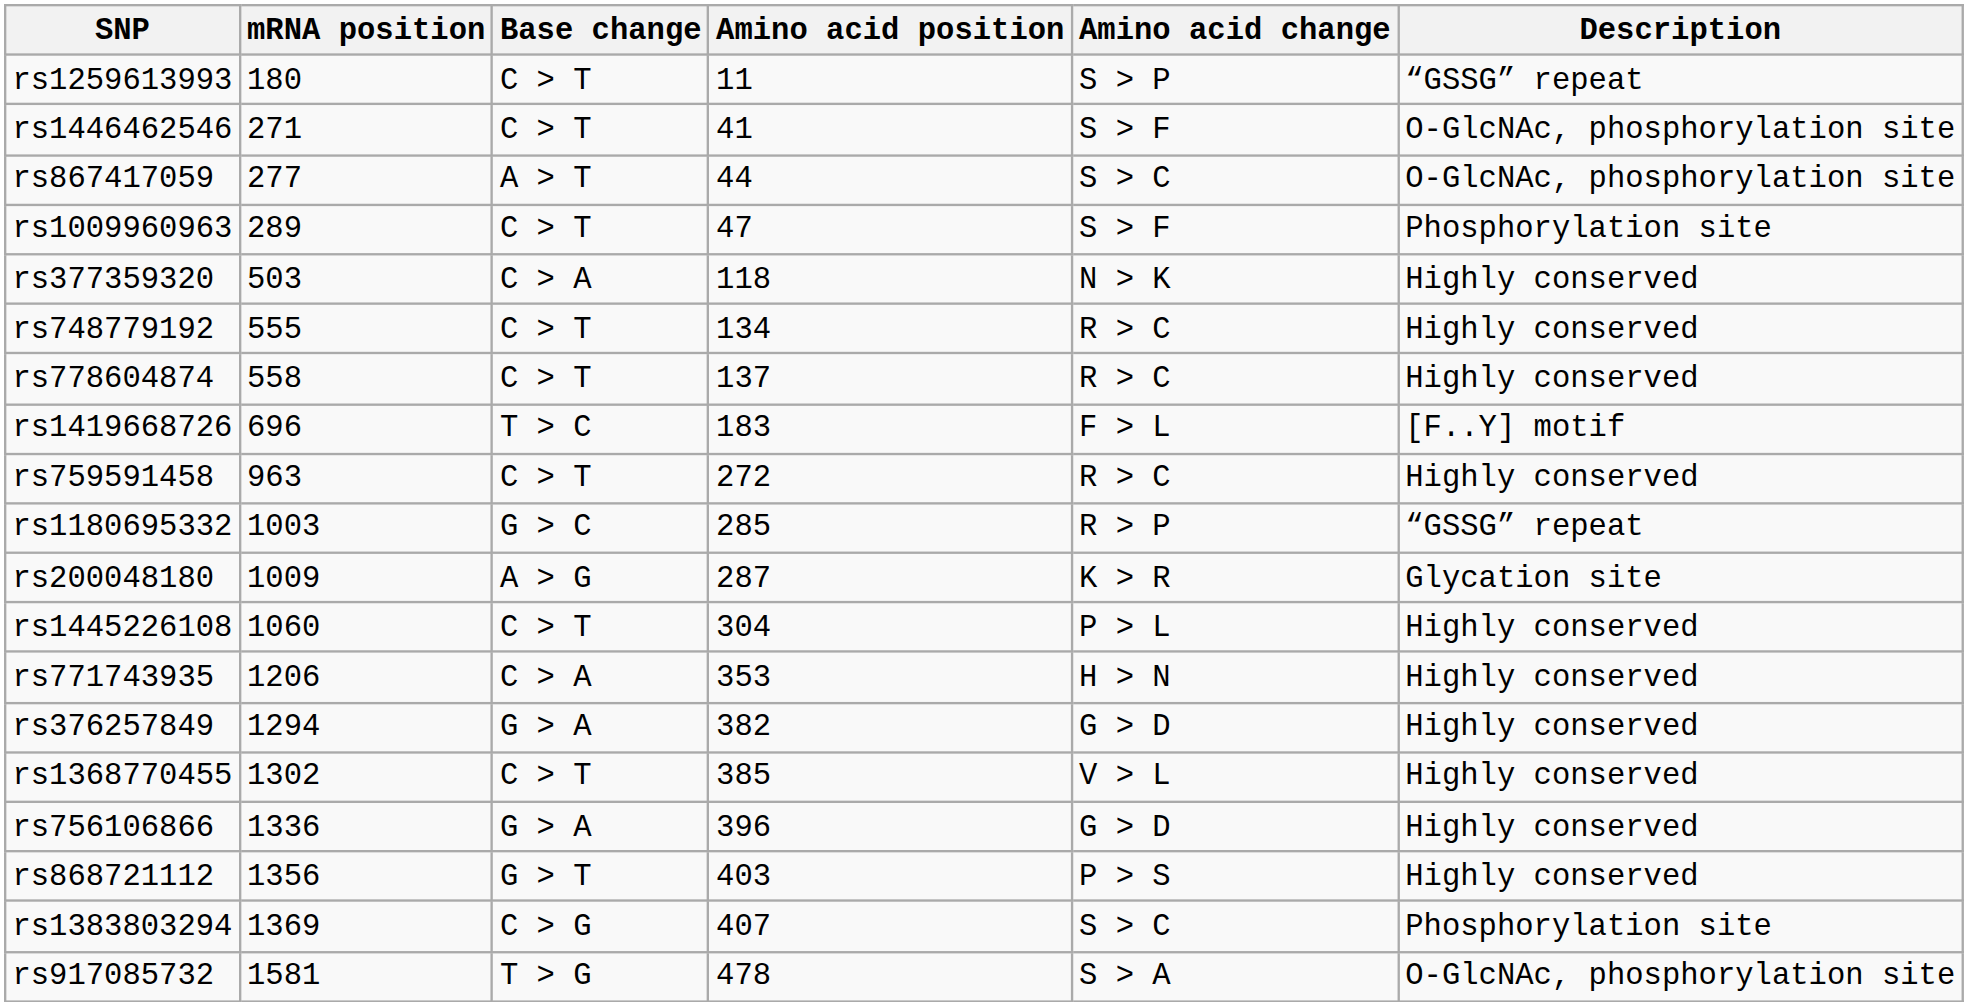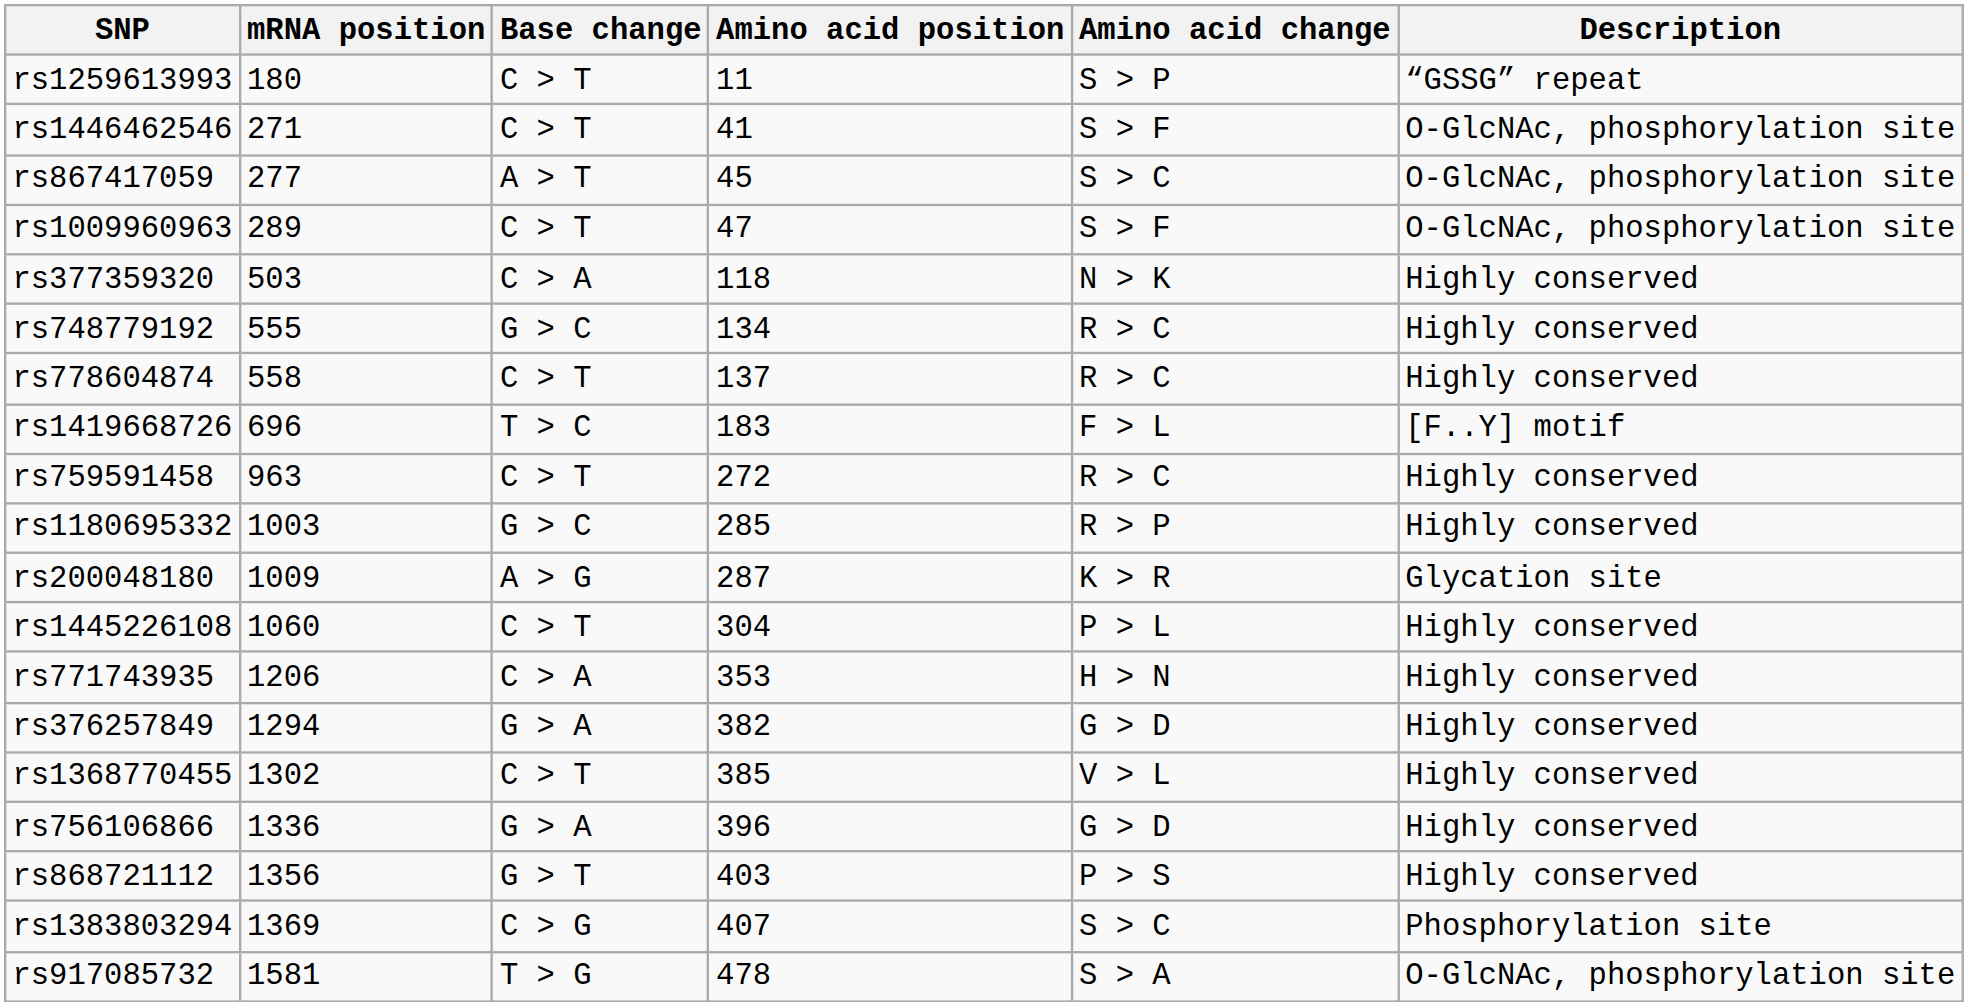(734, 179) 44 -> (734, 179) 45
(1589, 229) Phosphorylation site -> (1680, 229) O-GlcNAc, phosphorylation site
(546, 329) C > T -> (546, 329) G > C
(1524, 528) “GSSG” repeat -> (1552, 528) Highly conserved
